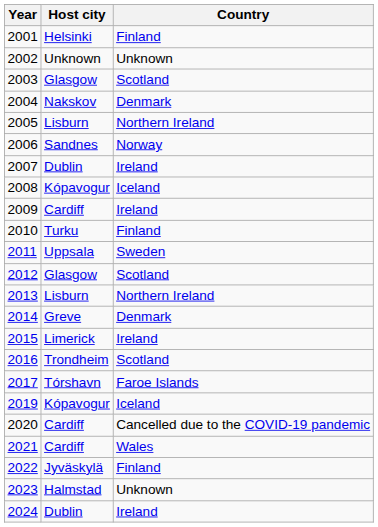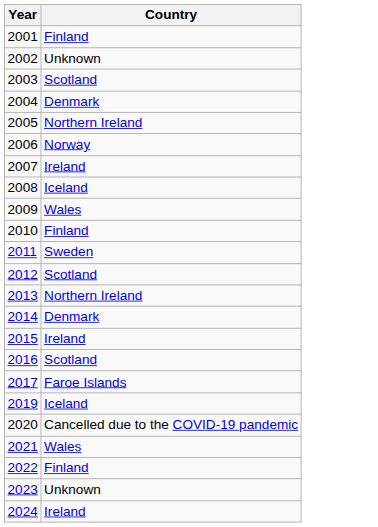- column: (77, 15)
(137, 209) Ireland -> (63, 209) Wales
